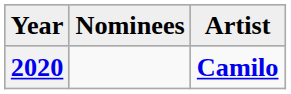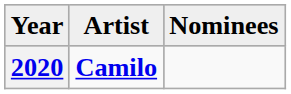columns swapped: (238, 25) <-> (130, 25)
